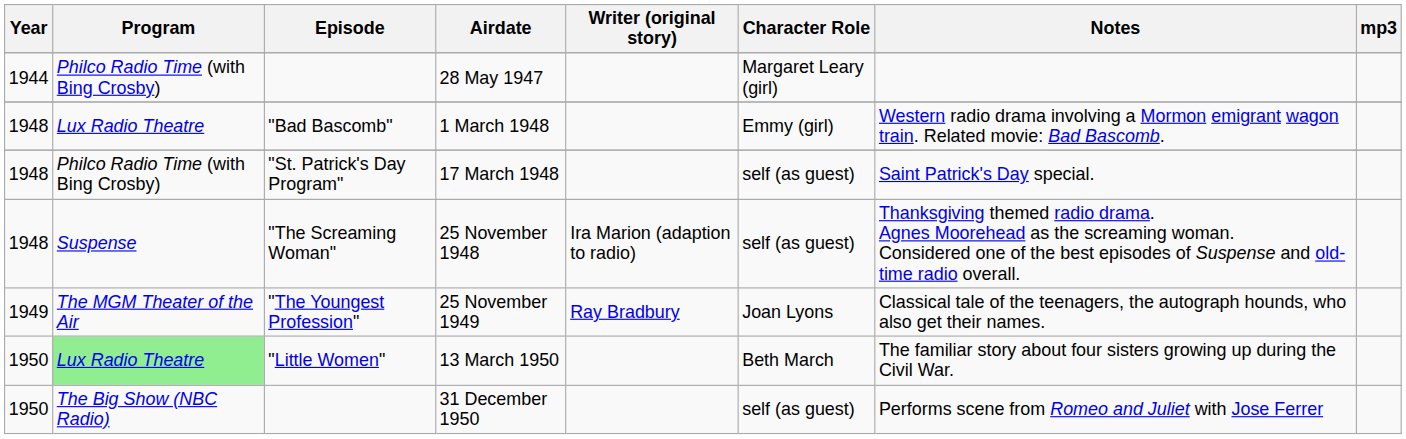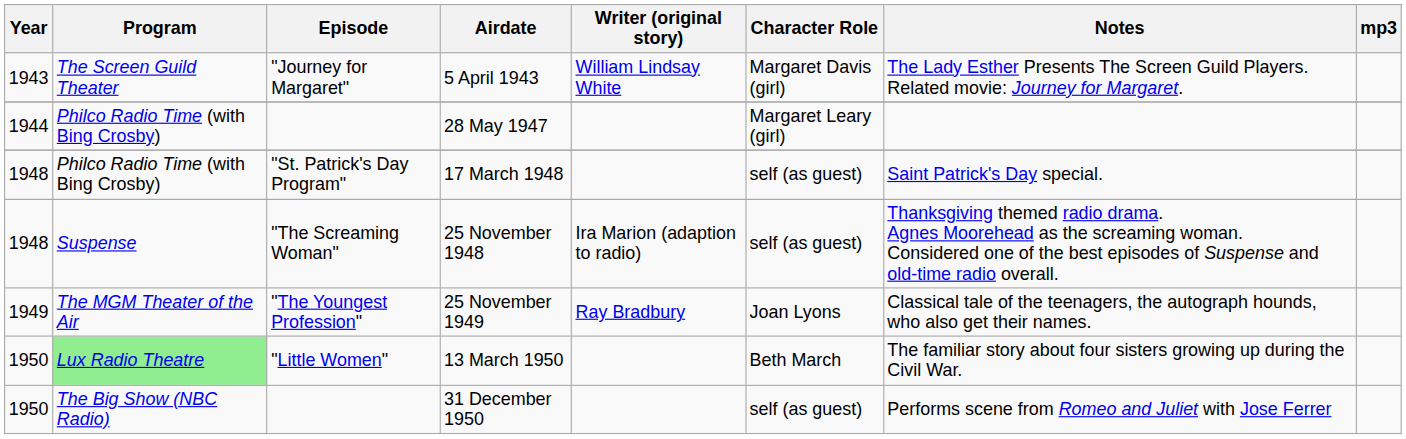+ row: (491, 77)
- row: (494, 125)
